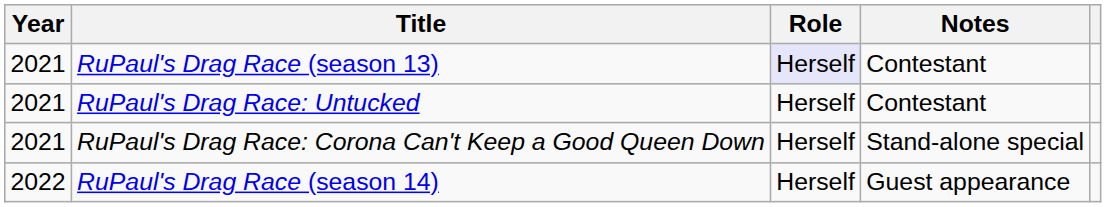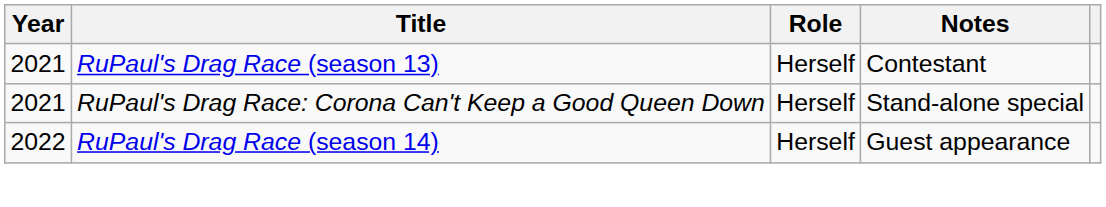(816, 63) lavender background -> (816, 63) no background
- row: (248, 102)
